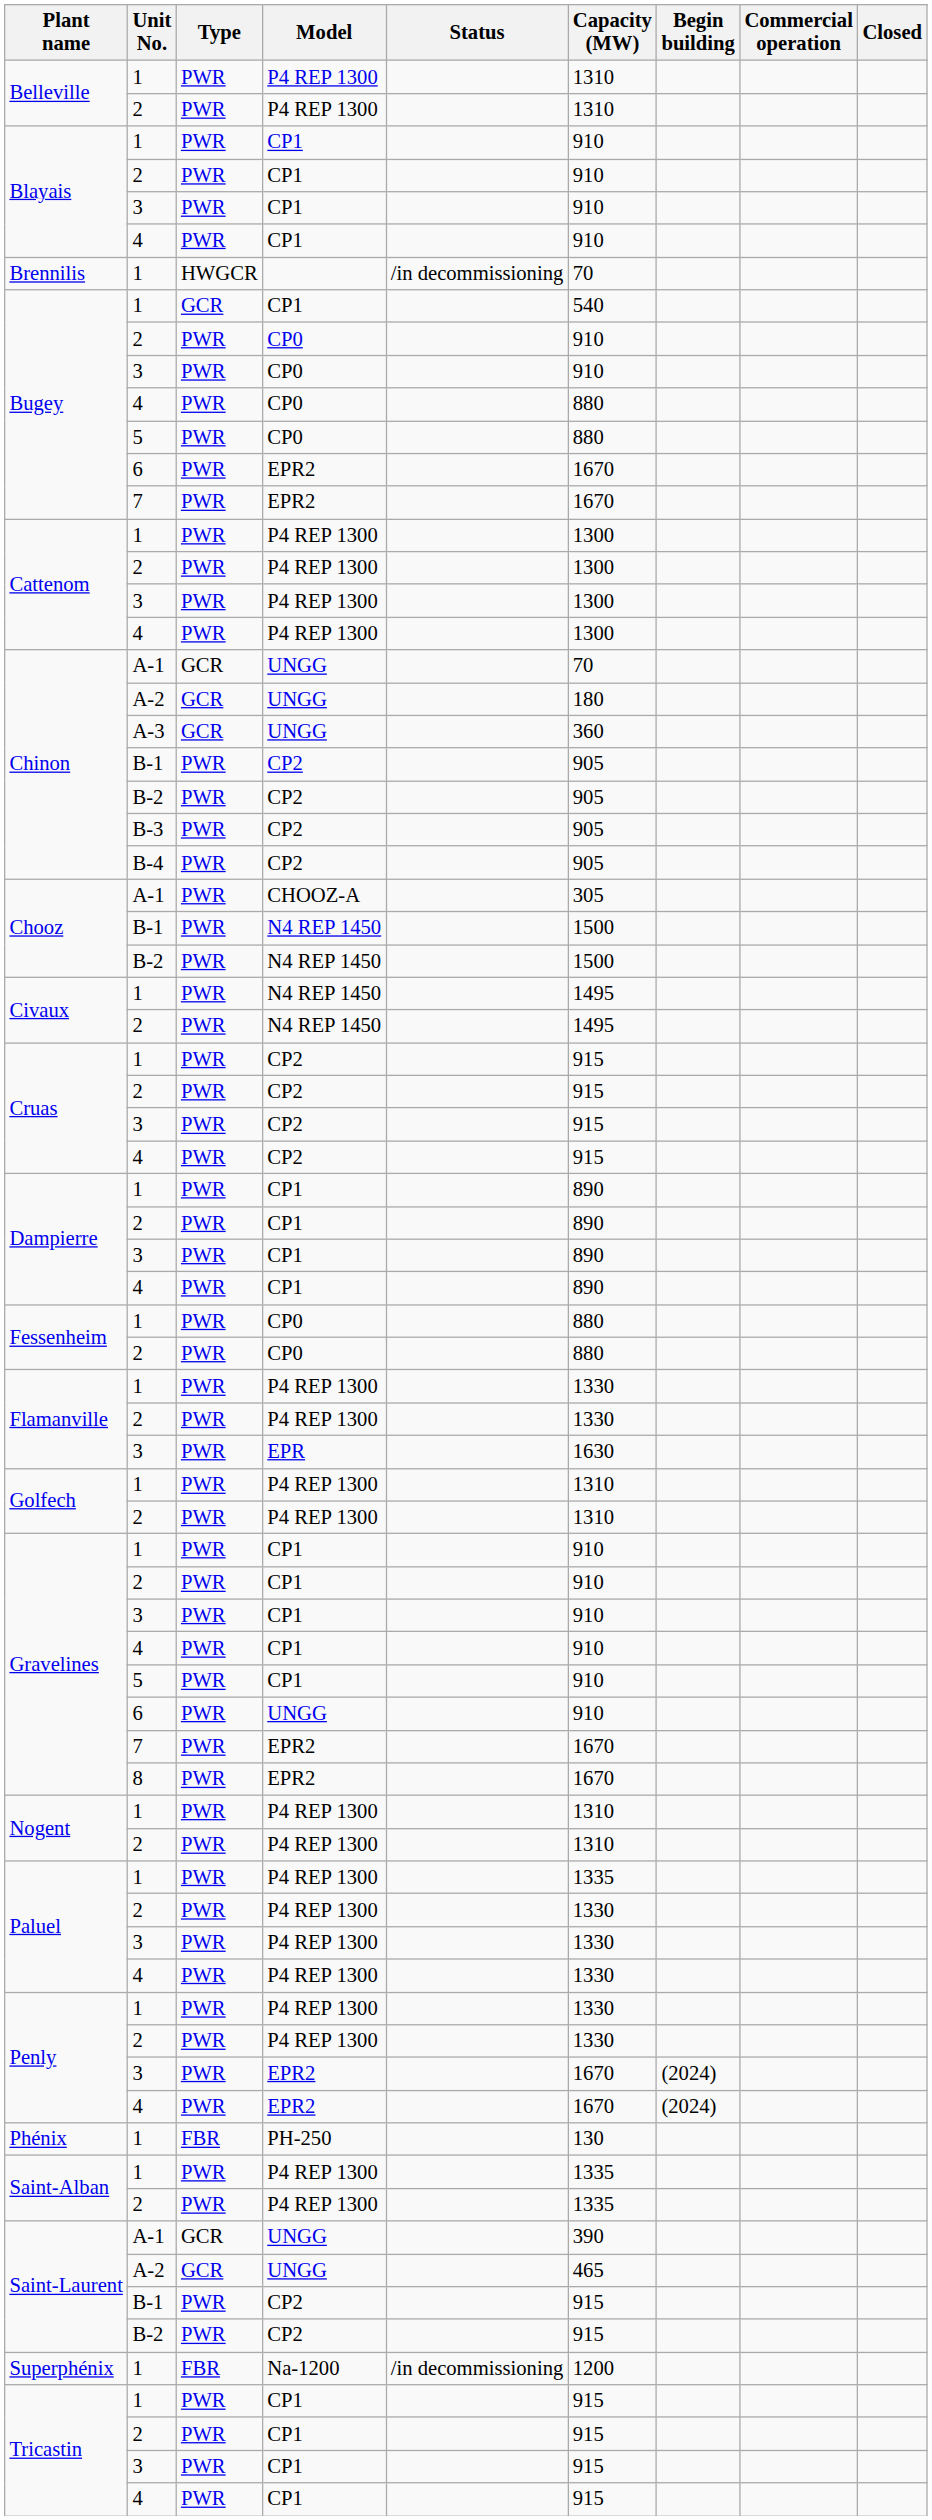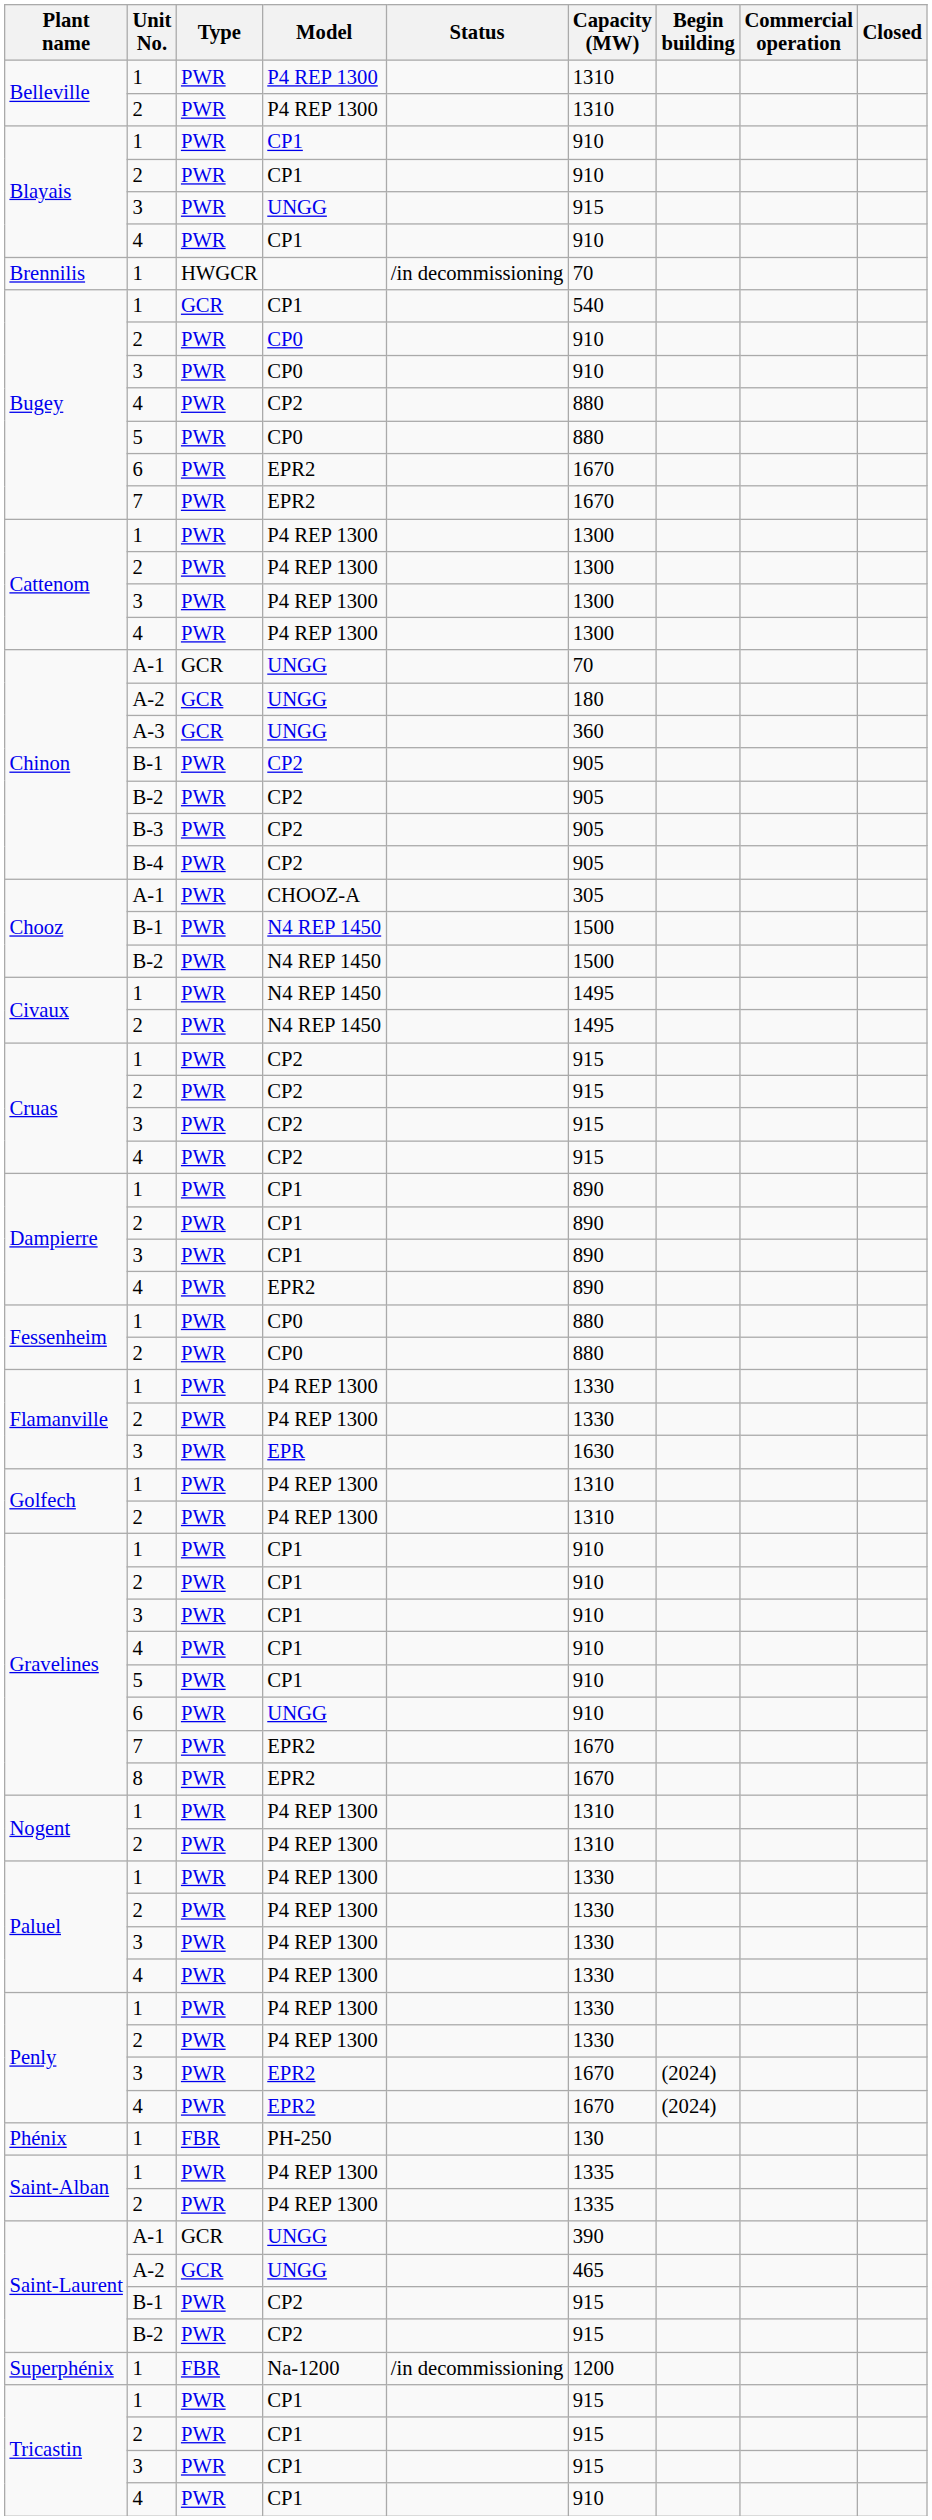(285, 207) CP1 -> (297, 207) UNGG
(588, 207) 910 -> (588, 207) 915
(285, 404) CP0 -> (285, 404) CP2
(285, 1287) CP1 -> (291, 1287) EPR2
(593, 1877) 1335 -> (593, 1877) 1330
(588, 2499) 915 -> (588, 2499) 910
